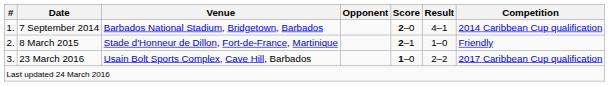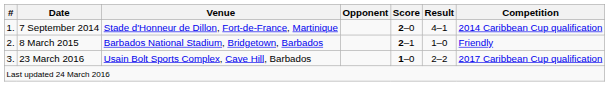(213, 28) Barbados National Stadium, Bridgetown, Barbados -> (221, 28) Stade d'Honneur de Dillon, Fort-de-France, Martinique
(221, 43) Stade d'Honneur de Dillon, Fort-de-France, Martinique -> (213, 43) Barbados National Stadium, Bridgetown, Barbados
